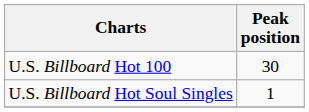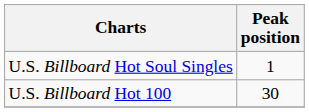rows swapped: (90, 65) <-> (121, 93)
